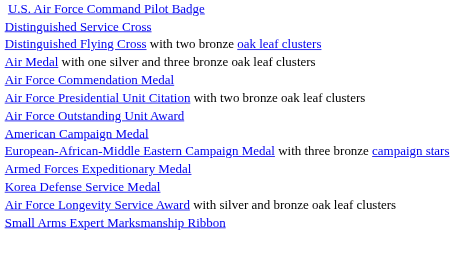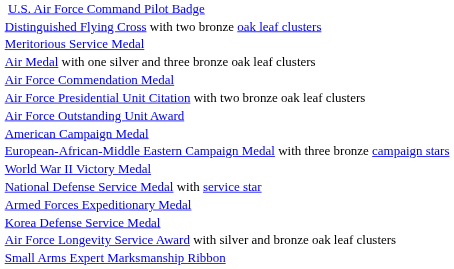- row: (78, 26)
+ row: (74, 44)
+ row: (78, 169)
+ row: (133, 187)
